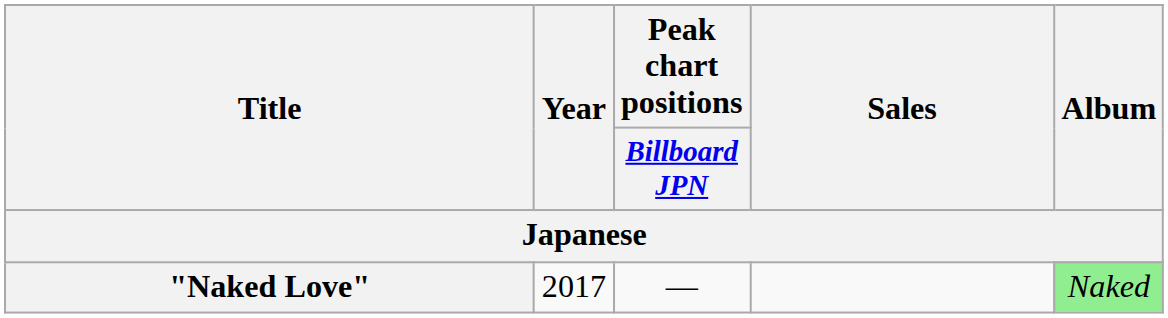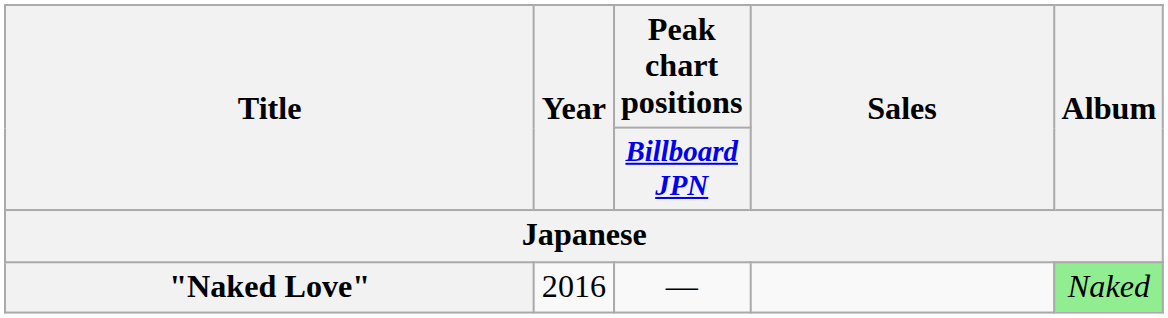(574, 286) 2017 -> (574, 286) 2016
